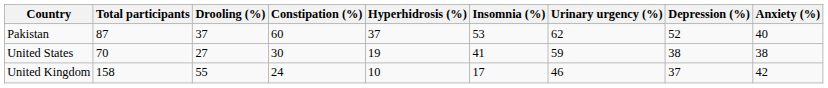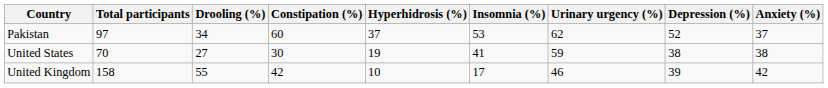(102, 33) 87 -> (102, 33) 97
(202, 33) 37 -> (202, 33) 34
(762, 33) 40 -> (762, 33) 37
(277, 72) 24 -> (277, 72) 42
(674, 72) 37 -> (674, 72) 39
